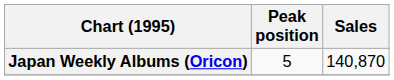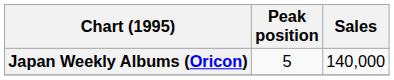(356, 61) 140,870 -> (356, 61) 140,000
